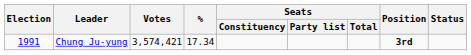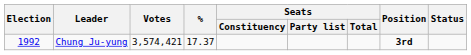(29, 42) 1991 -> (29, 42) 1992
(200, 42) 17.34 -> (200, 42) 17.37
